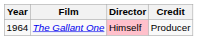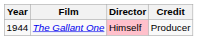(17, 27) 1964 -> (17, 27) 1944
